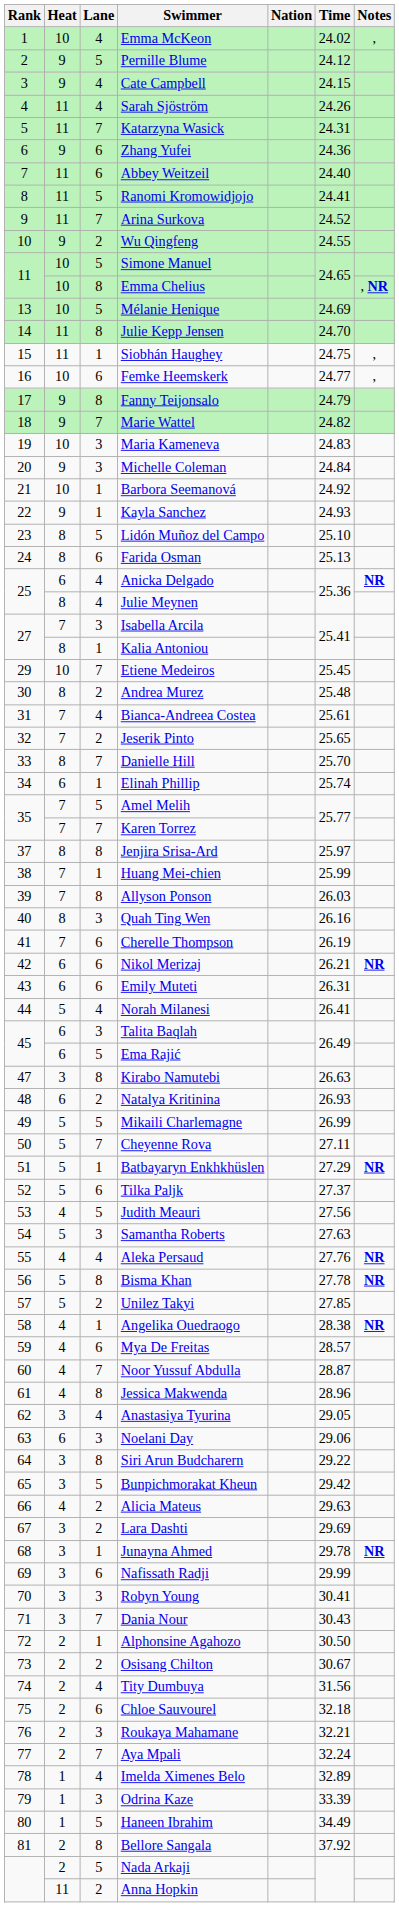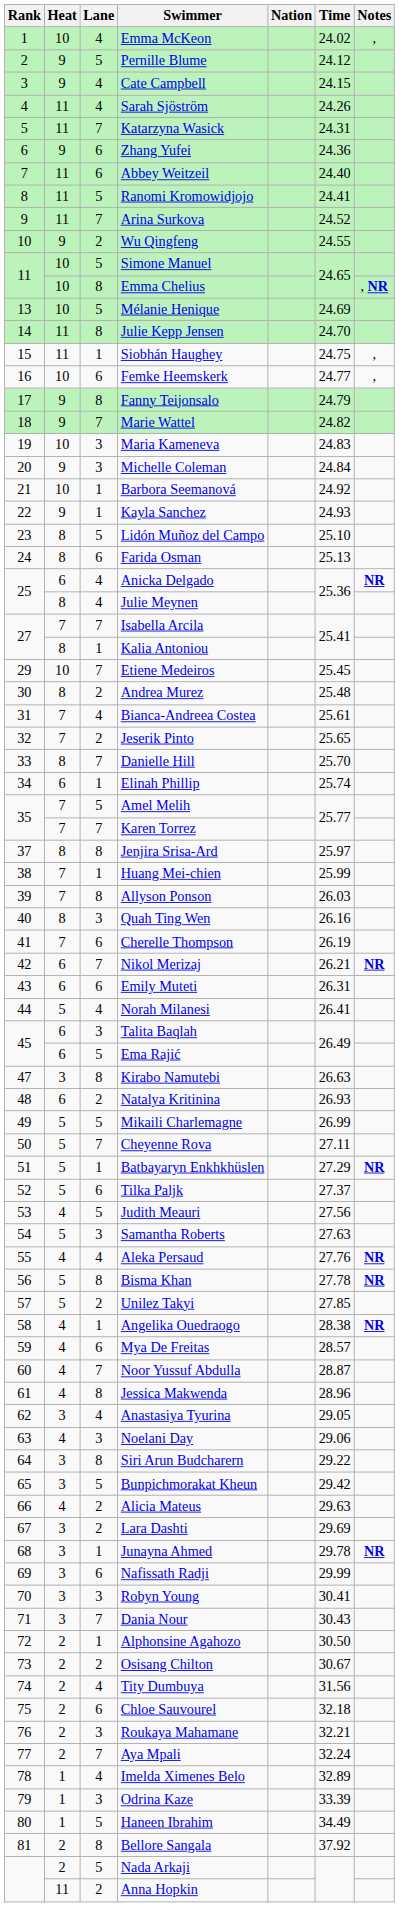(99, 625) 3 -> (99, 625) 7
(99, 964) 6 -> (99, 964) 7
(62, 1438) 6 -> (62, 1438) 4
